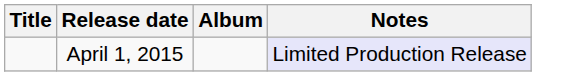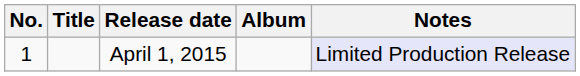+ column: (26, 20)
